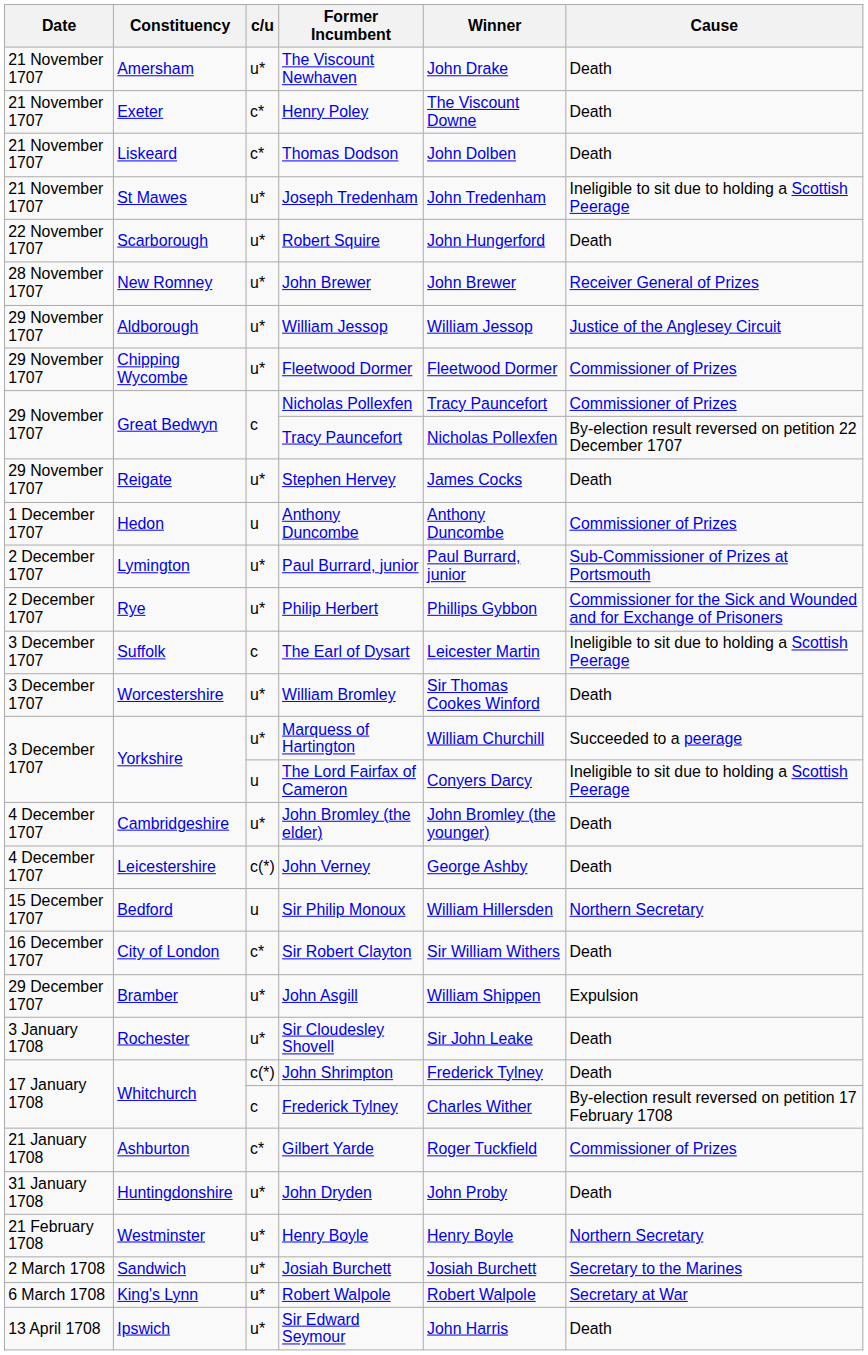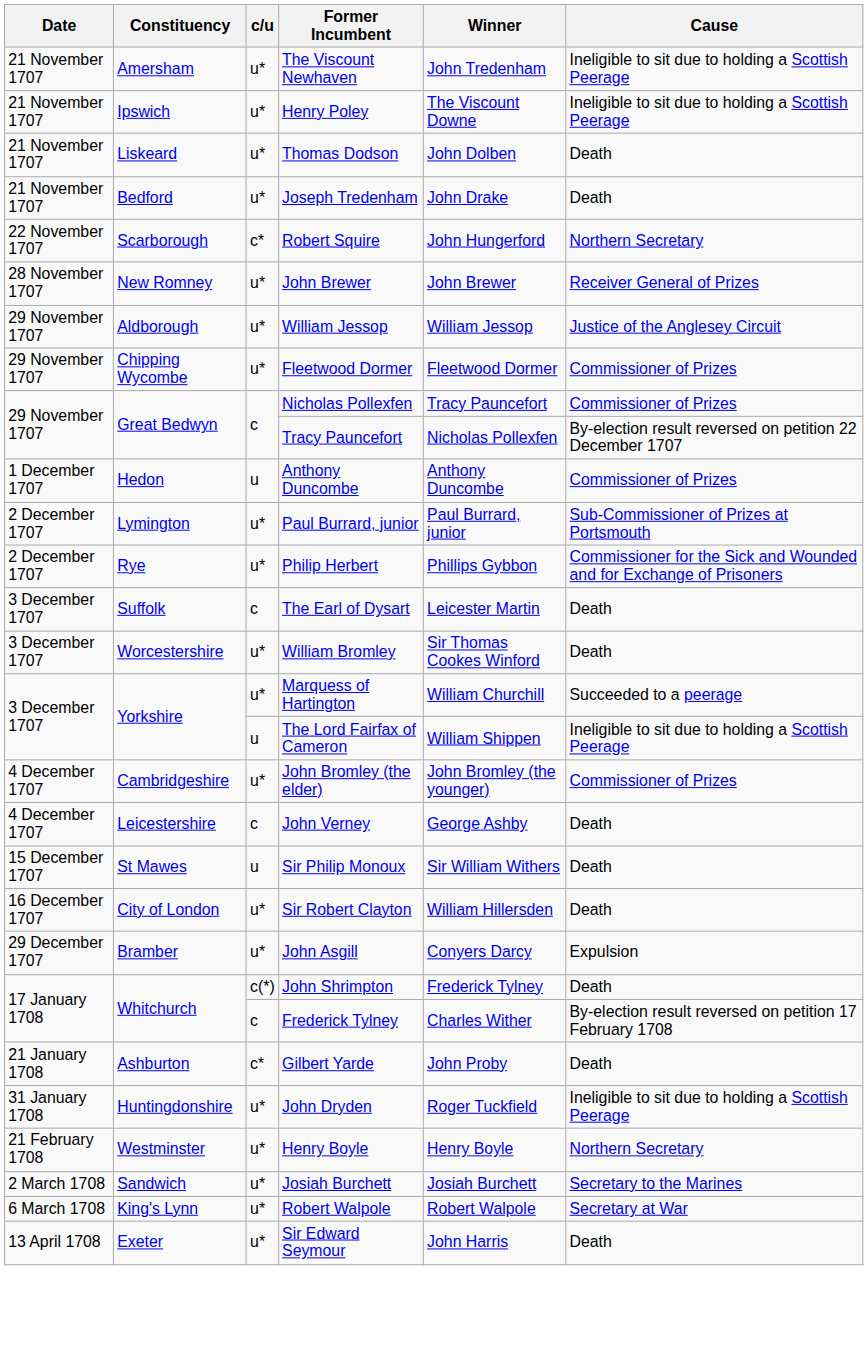(468, 68) John Drake -> (487, 68) John Tredenham
(591, 68) Death -> (709, 68) Ineligible to sit due to holding a Scottish Peerage
(140, 111) Exeter -> (144, 111) Ipswich
(257, 111) c* -> (258, 111) u*
(591, 111) Death -> (709, 111) Ineligible to sit due to holding a Scottish Peerage
(257, 154) c* -> (258, 154) u*
(152, 197) St Mawes -> (145, 197) Bedford
(487, 197) John Tredenham -> (468, 197) John Drake
(709, 197) Ineligible to sit due to holding a Scottish Peerage -> (591, 197) Death
(258, 240) u* -> (257, 240) c*
(591, 240) Death -> (636, 240) Northern Secretary
- row: (339, 480)
(709, 652) Ineligible to sit due to holding a Scottish Peerage -> (591, 609) Death
(479, 781) Conyers Darcy -> (484, 738) William Shippen
(591, 824) Death -> (653, 781) Commissioner of Prizes
(262, 866) c(*) -> (254, 824) c
(145, 909) Bedford -> (152, 866) St Mawes
(490, 909) William Hillersden -> (494, 866) Sir William Withers
(636, 909) Northern Secretary -> (591, 866) Death
(257, 952) c* -> (258, 909) u*
(494, 952) Sir William Withers -> (490, 909) William Hillersden
(484, 995) William Shippen -> (479, 952) Conyers Darcy
- row: (333, 1038)
(482, 1149) Roger Tuckfield -> (467, 1063) John Proby
(653, 1149) Commissioner of Prizes -> (591, 1063) Death
(467, 1192) John Proby -> (482, 1106) Roger Tuckfield
(591, 1192) Death -> (709, 1106) Ineligible to sit due to holding a Scottish Peerage
(144, 1328) Ipswich -> (140, 1242) Exeter
